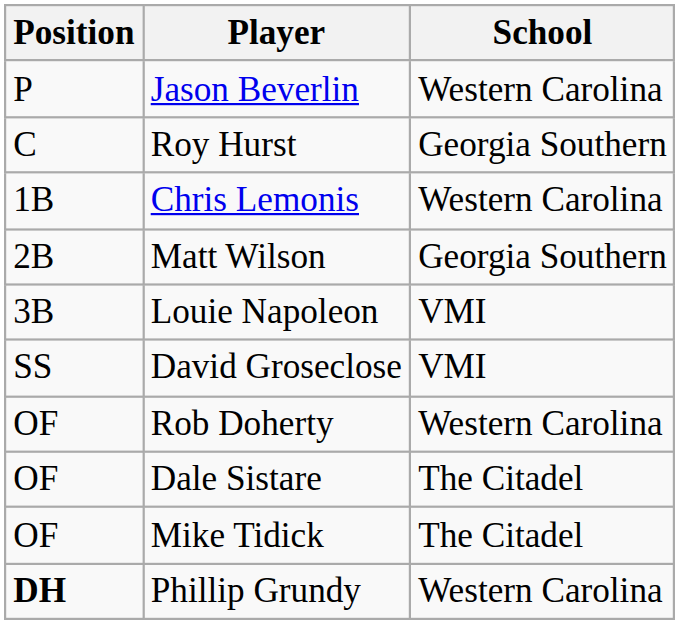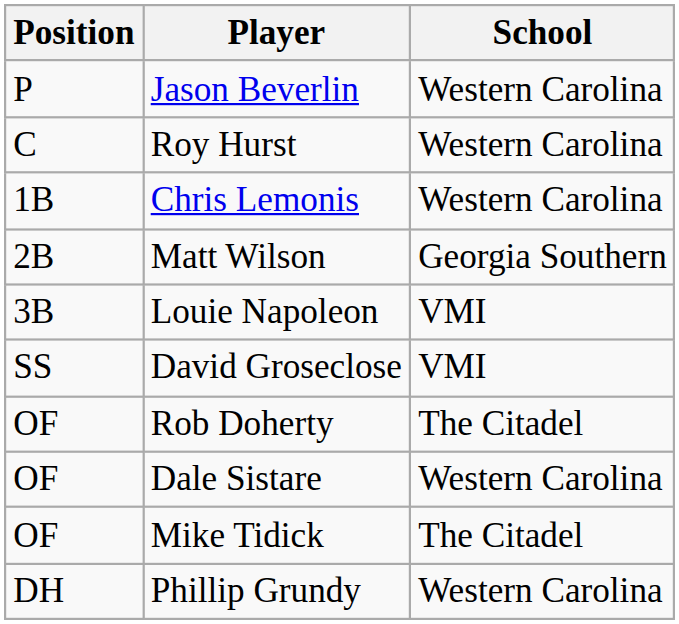(542, 144) Georgia Southern -> (540, 144) Western Carolina
(540, 423) Western Carolina -> (501, 423) The Citadel
(501, 479) The Citadel -> (540, 479) Western Carolina
(40, 590) bold -> (39, 590) normal
